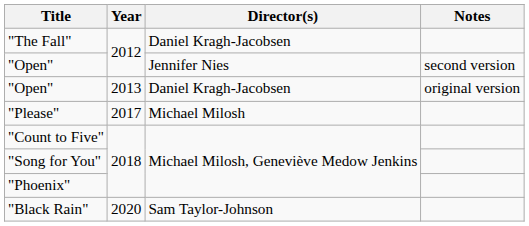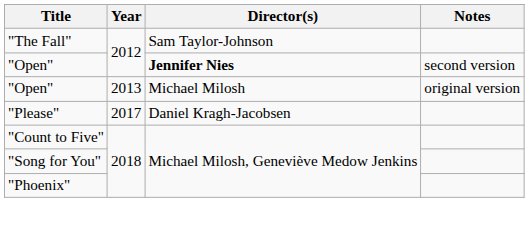(220, 40) Daniel Kragh-Jacobsen -> (211, 40) Sam Taylor-Johnson
(189, 64) normal -> (191, 64) bold
(220, 88) Daniel Kragh-Jacobsen -> (197, 88) Michael Milosh
(197, 112) Michael Milosh -> (220, 112) Daniel Kragh-Jacobsen
- row: (48, 209)
